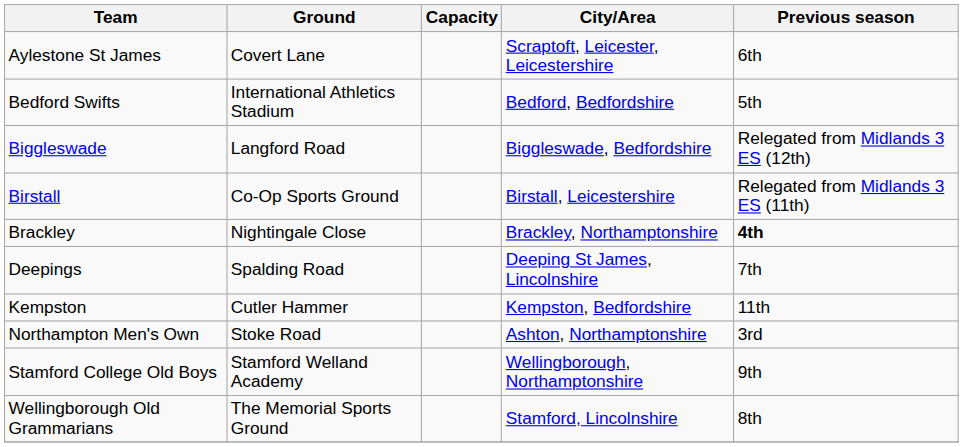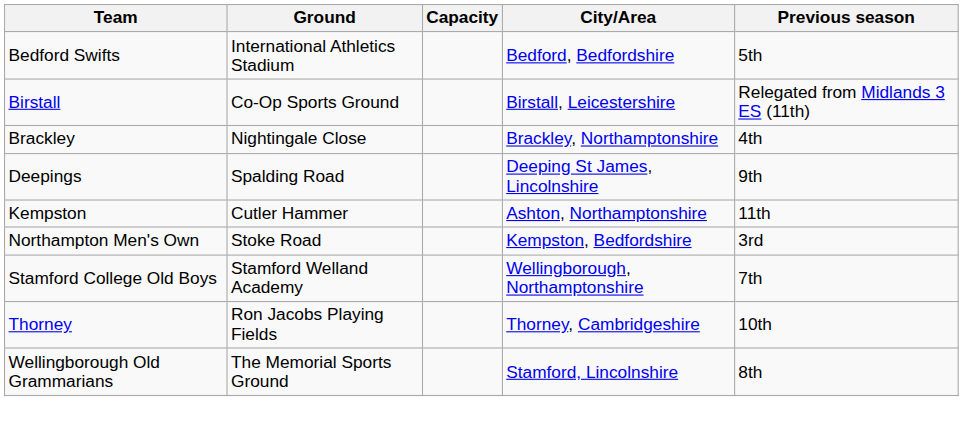- row: (85, 55)
- row: (58, 149)
(751, 232) bold -> (750, 139) normal
(750, 270) 7th -> (750, 176) 9th
(599, 307) Kempston, Bedfordshire -> (607, 213) Ashton, Northamptonshire
(606, 334) Ashton, Northamptonshire -> (599, 240) Kempston, Bedfordshire
(750, 371) 9th -> (750, 278) 7th
+ row: (40, 324)
